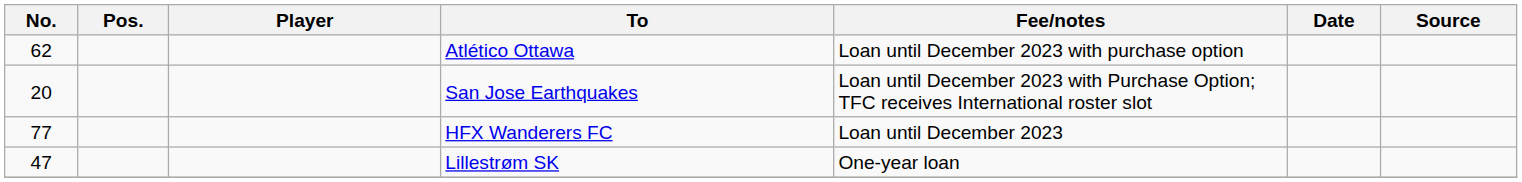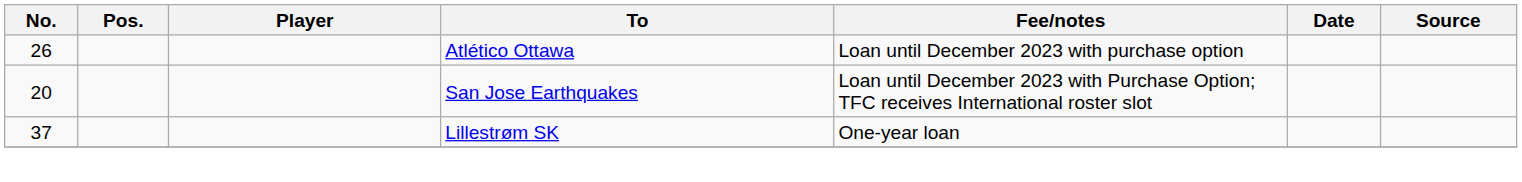(41, 50) 62 -> (41, 50) 26
- row: (529, 132)
(41, 163) 47 -> (41, 132) 37
